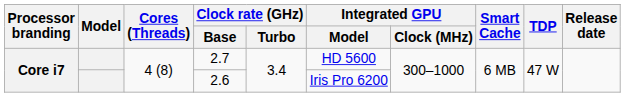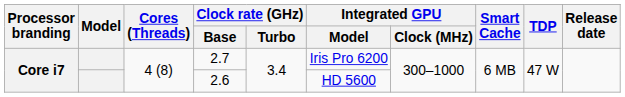(349, 59) HD 5600 -> (349, 59) Iris Pro 6200
(349, 80) Iris Pro 6200 -> (349, 80) HD 5600
